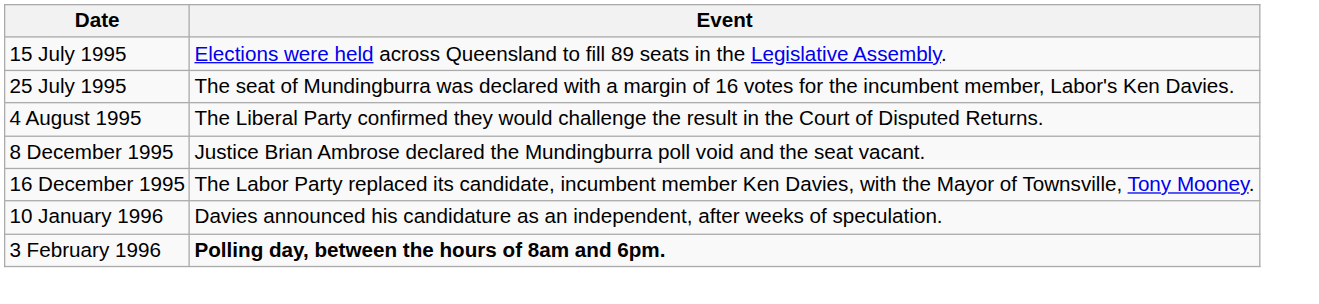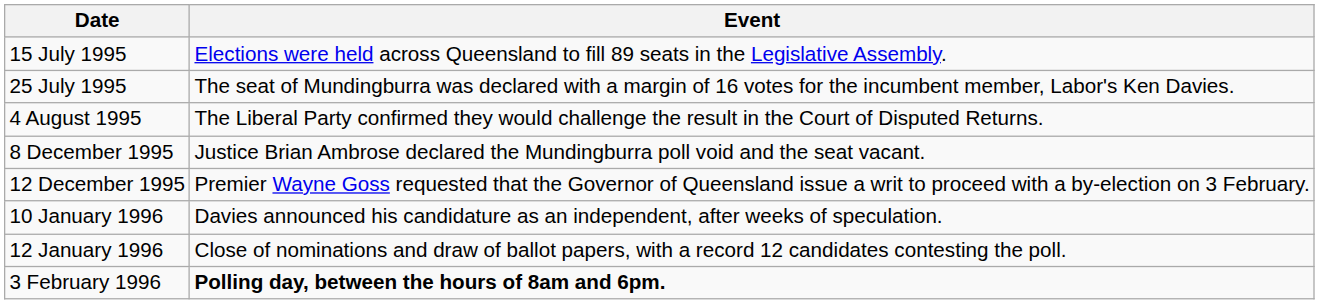+ row: (97, 184)
- row: (97, 184)
+ row: (86, 250)
